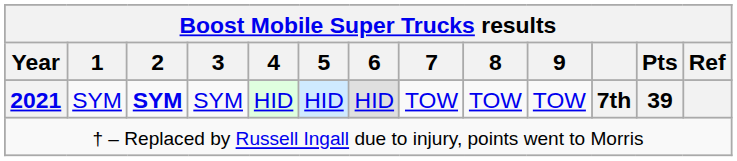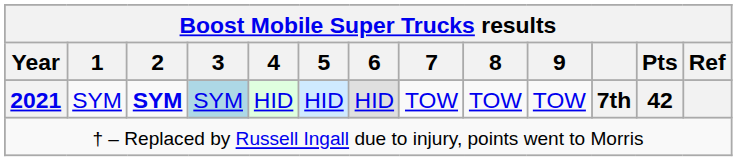(218, 99) no background -> (218, 99) lightblue background
(660, 99) 39 -> (660, 99) 42
